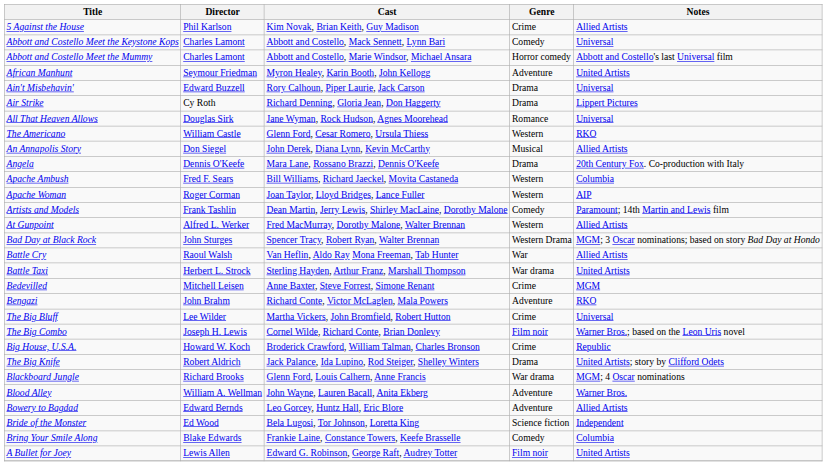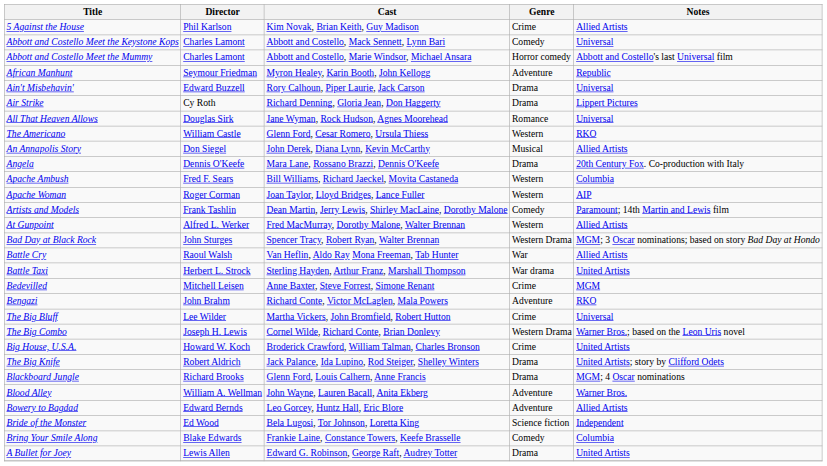(603, 73) United Artists -> (593, 73) Republic
(530, 331) Film noir -> (542, 331) Western Drama
(593, 347) Republic -> (603, 347) United Artists
(533, 377) War drama -> (525, 377) Drama
(530, 453) Film noir -> (525, 453) Drama
